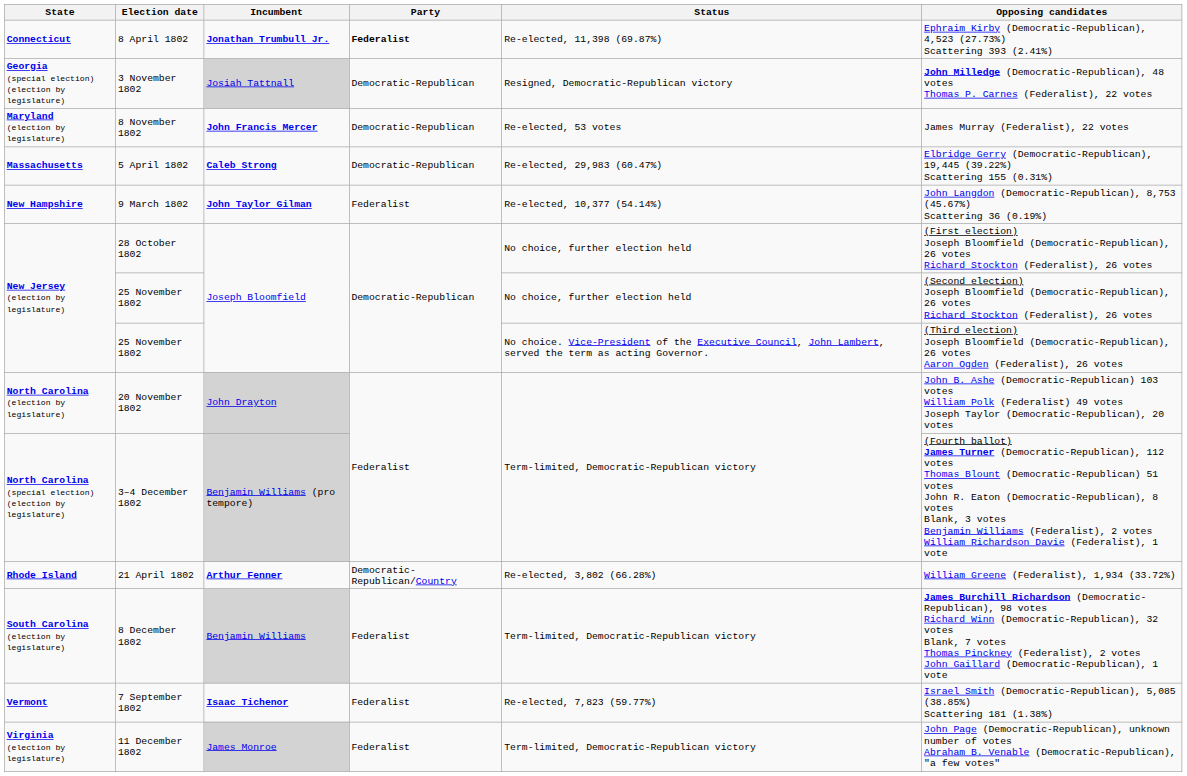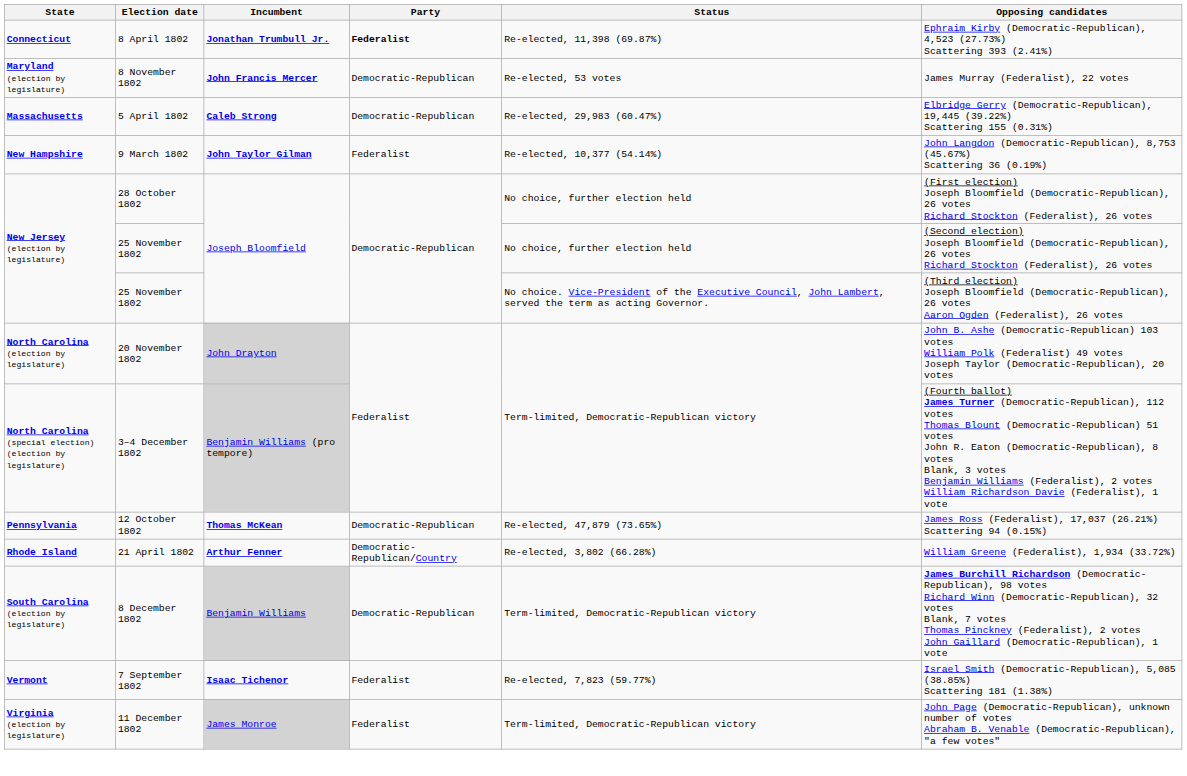- row: (51, 83)
+ row: (42, 526)
(381, 636) Federalist -> (413, 614) Democratic-Republican
